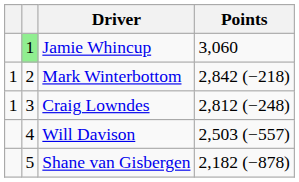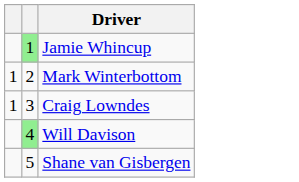- column: (244, 19)
(30, 134) no background -> (30, 134) lightgreen background
